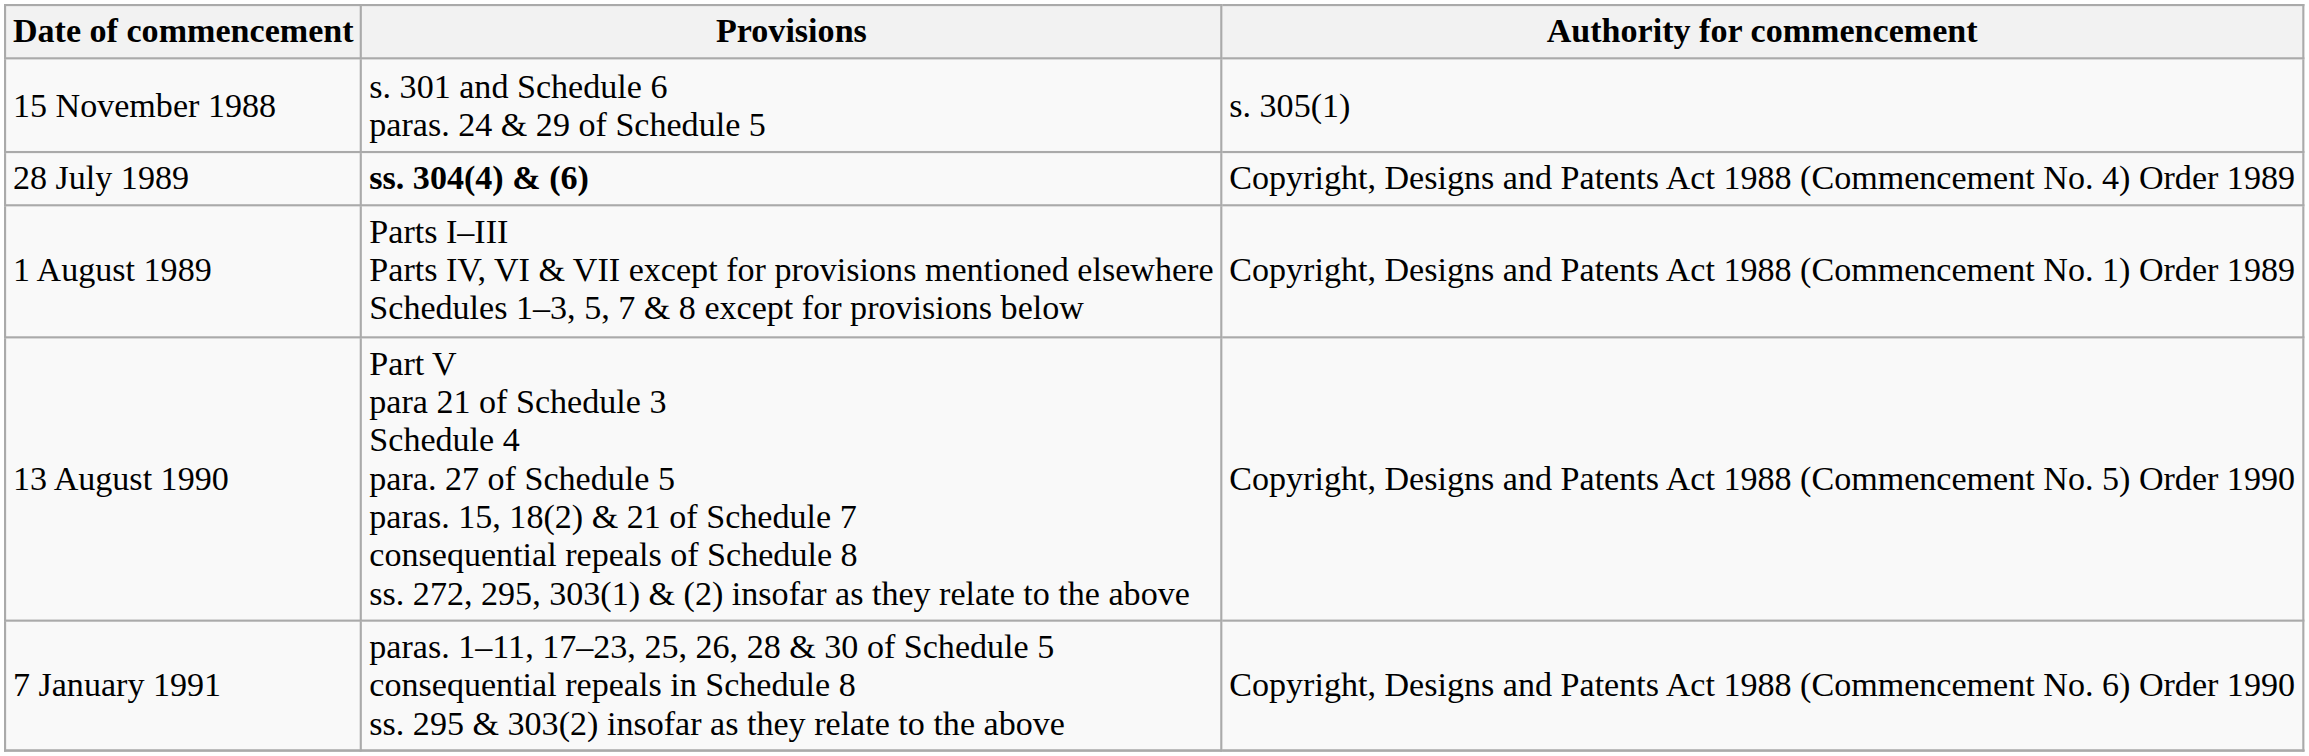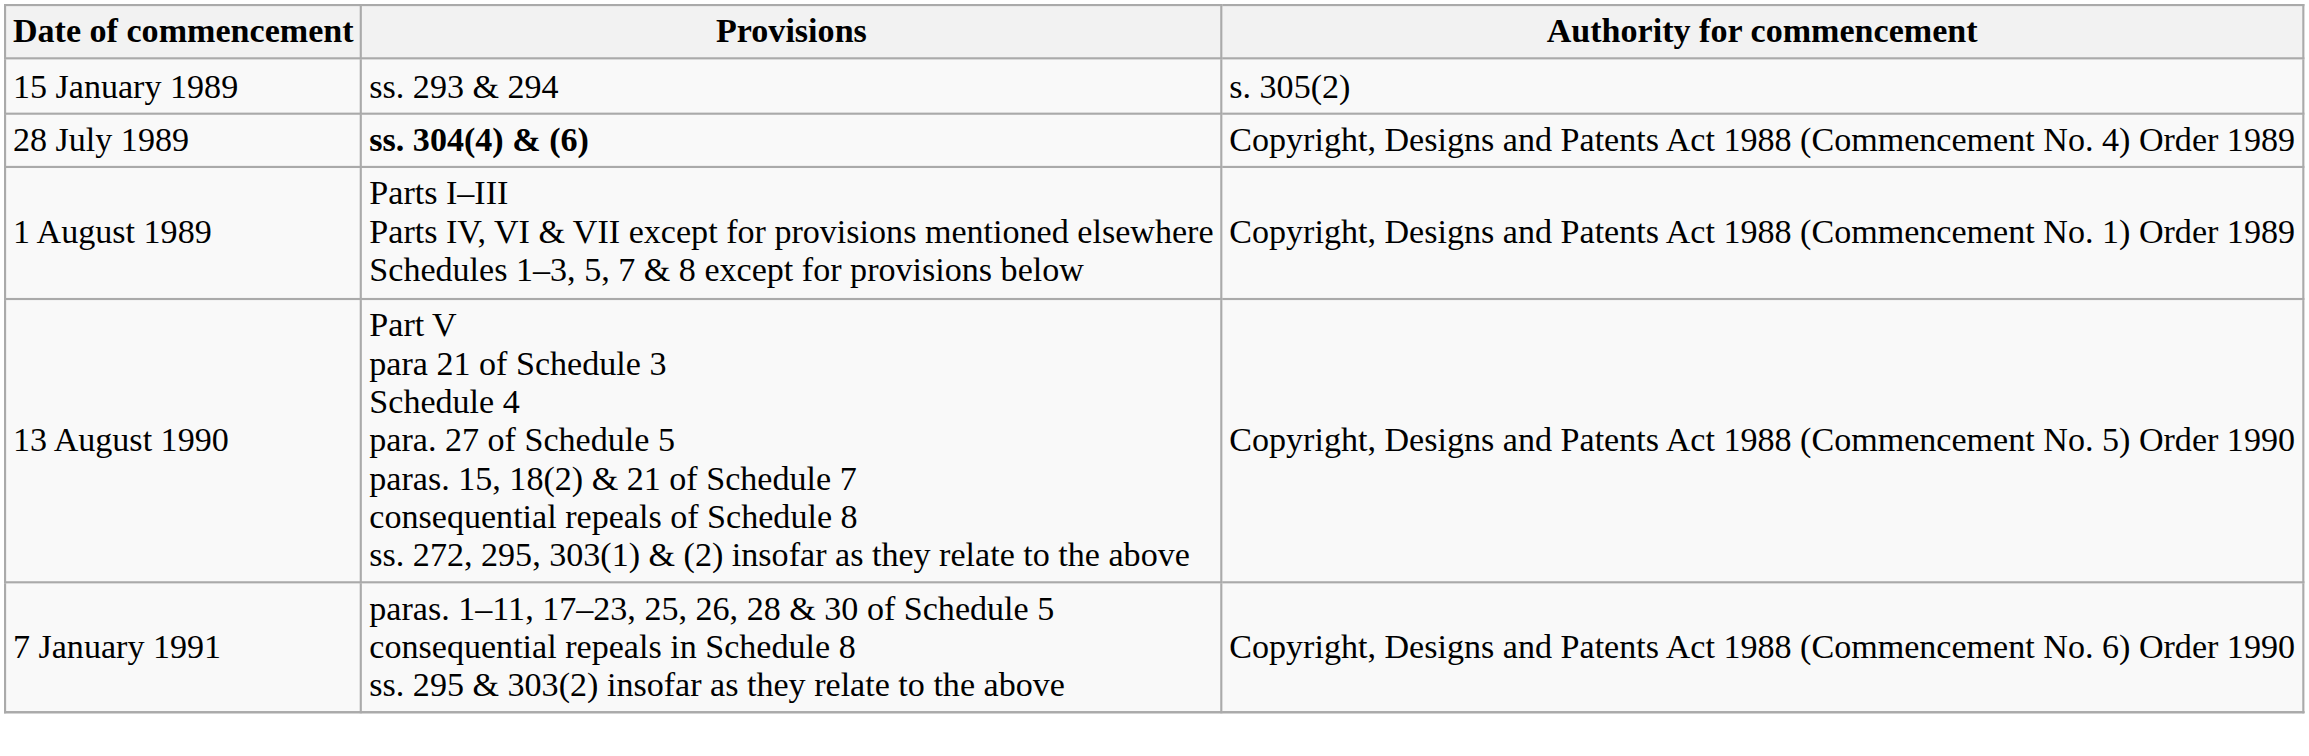- row: (144, 104)
+ row: (126, 85)
